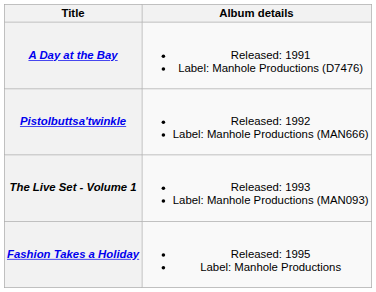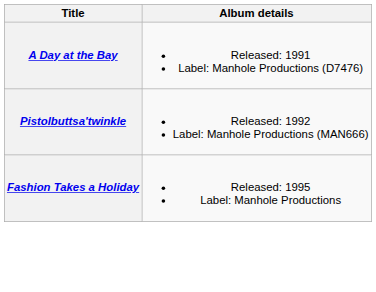- row: (73, 188)
